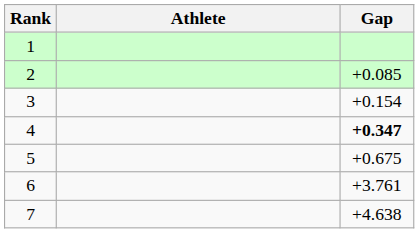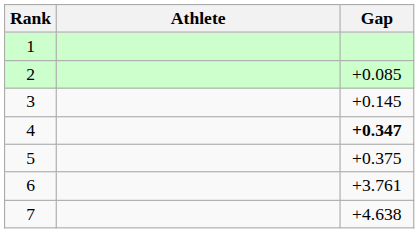(377, 102) +0.154 -> (377, 102) +0.145
(377, 158) +0.675 -> (377, 158) +0.375
